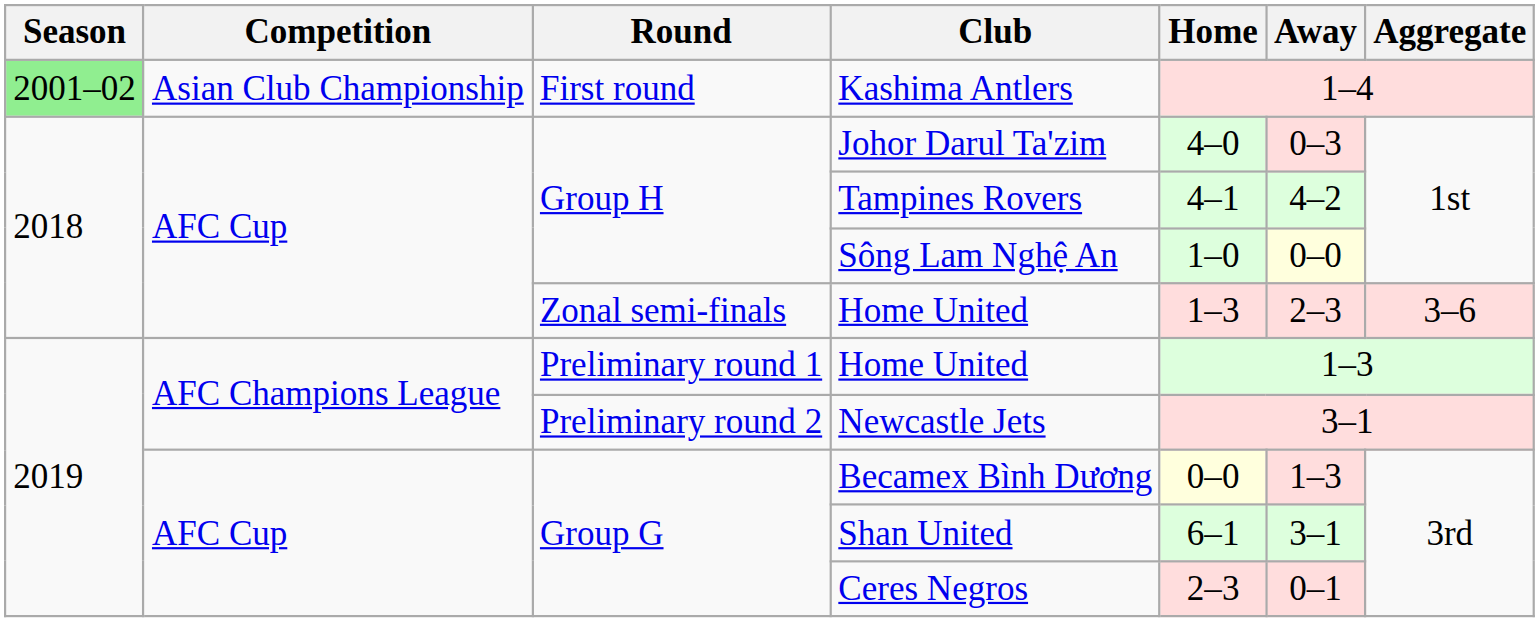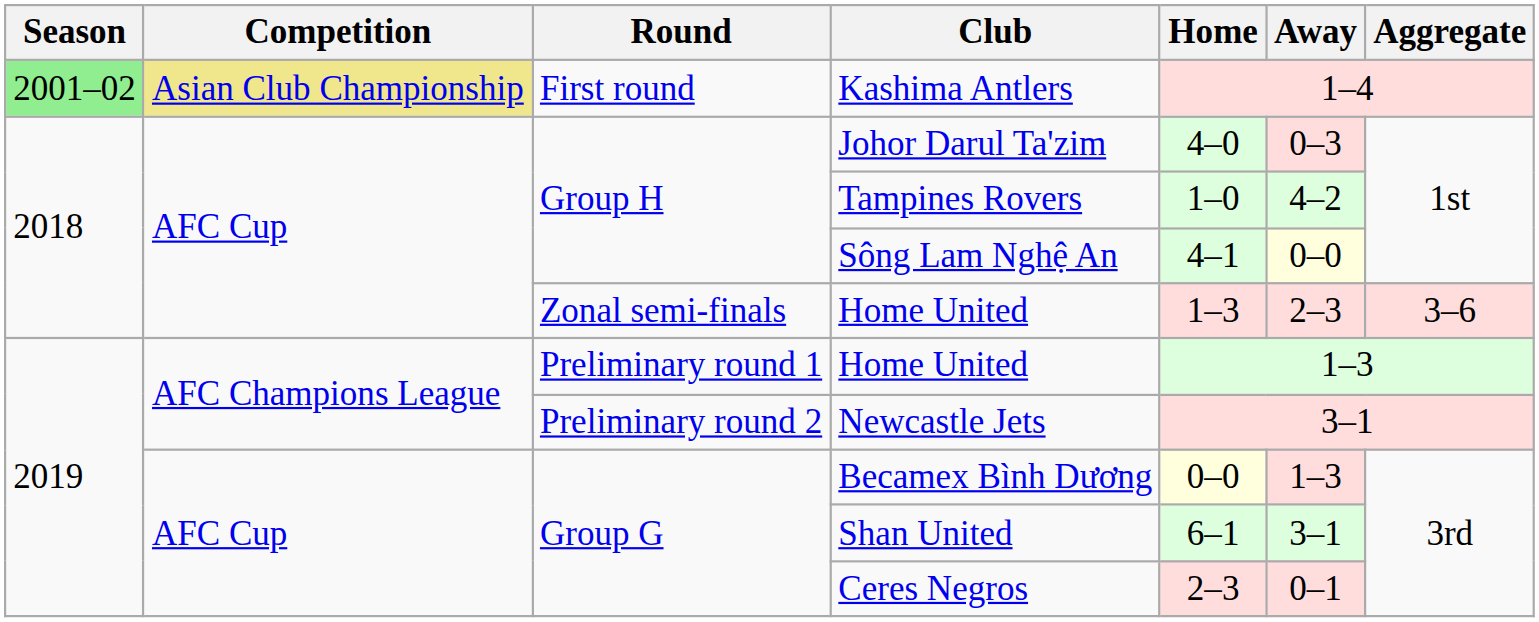(338, 87) no background -> (338, 87) khaki background
(1213, 198) 4–1 -> (1213, 198) 1–0
(1213, 254) 1–0 -> (1213, 254) 4–1
